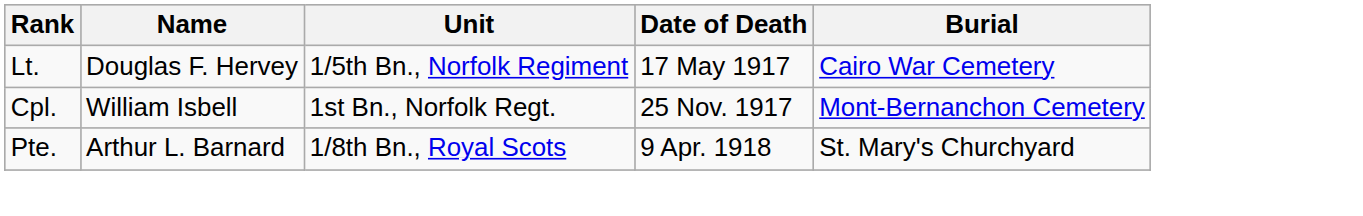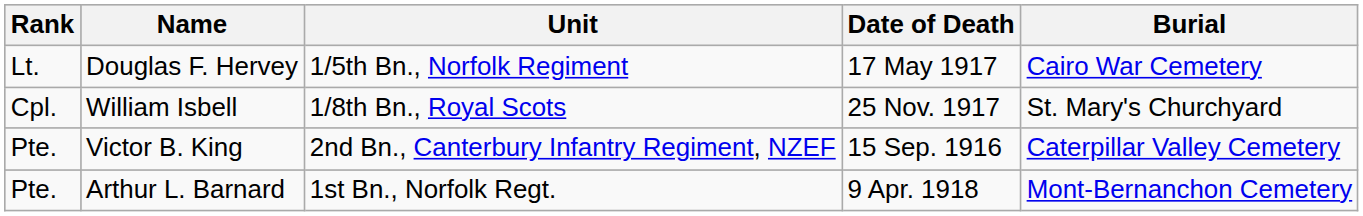(433, 107) 1st Bn., Norfolk Regt. -> (438, 107) 1/8th Bn., Royal Scots
(982, 107) Mont-Bernanchon Cemetery -> (1154, 107) St. Mary's Churchyard
+ row: (164, 148)
(438, 148) 1/8th Bn., Royal Scots -> (433, 189) 1st Bn., Norfolk Regt.
(947, 148) St. Mary's Churchyard -> (1189, 189) Mont-Bernanchon Cemetery
